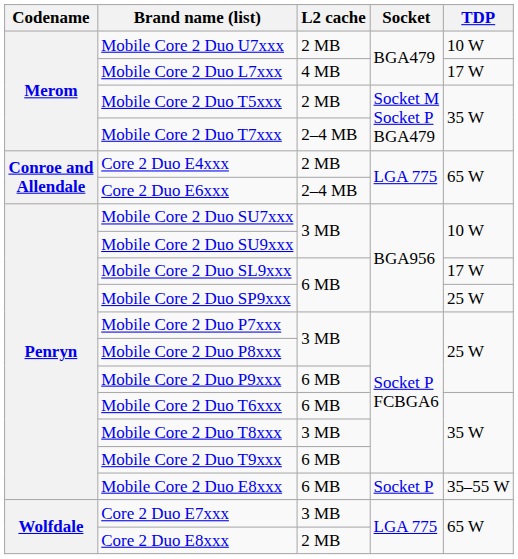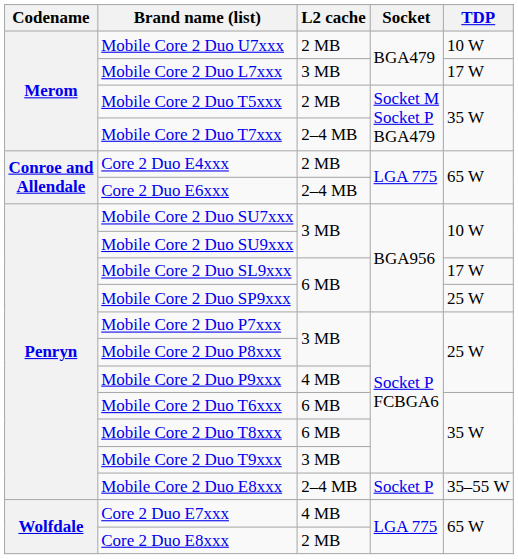(321, 71) 4 MB -> (321, 71) 3 MB
(321, 378) 6 MB -> (321, 378) 4 MB
(321, 432) 3 MB -> (321, 432) 6 MB
(321, 459) 6 MB -> (321, 459) 3 MB
(321, 486) 6 MB -> (329, 486) 2–4 MB
(321, 513) 3 MB -> (321, 513) 4 MB
